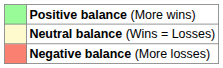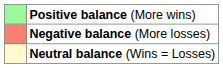rows swapped: (122, 34) <-> (120, 54)
